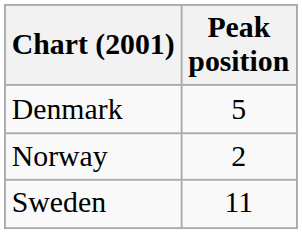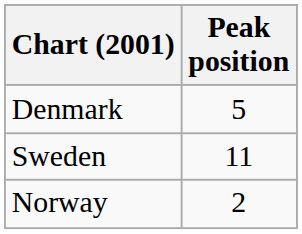rows swapped: (60, 155) <-> (59, 203)
